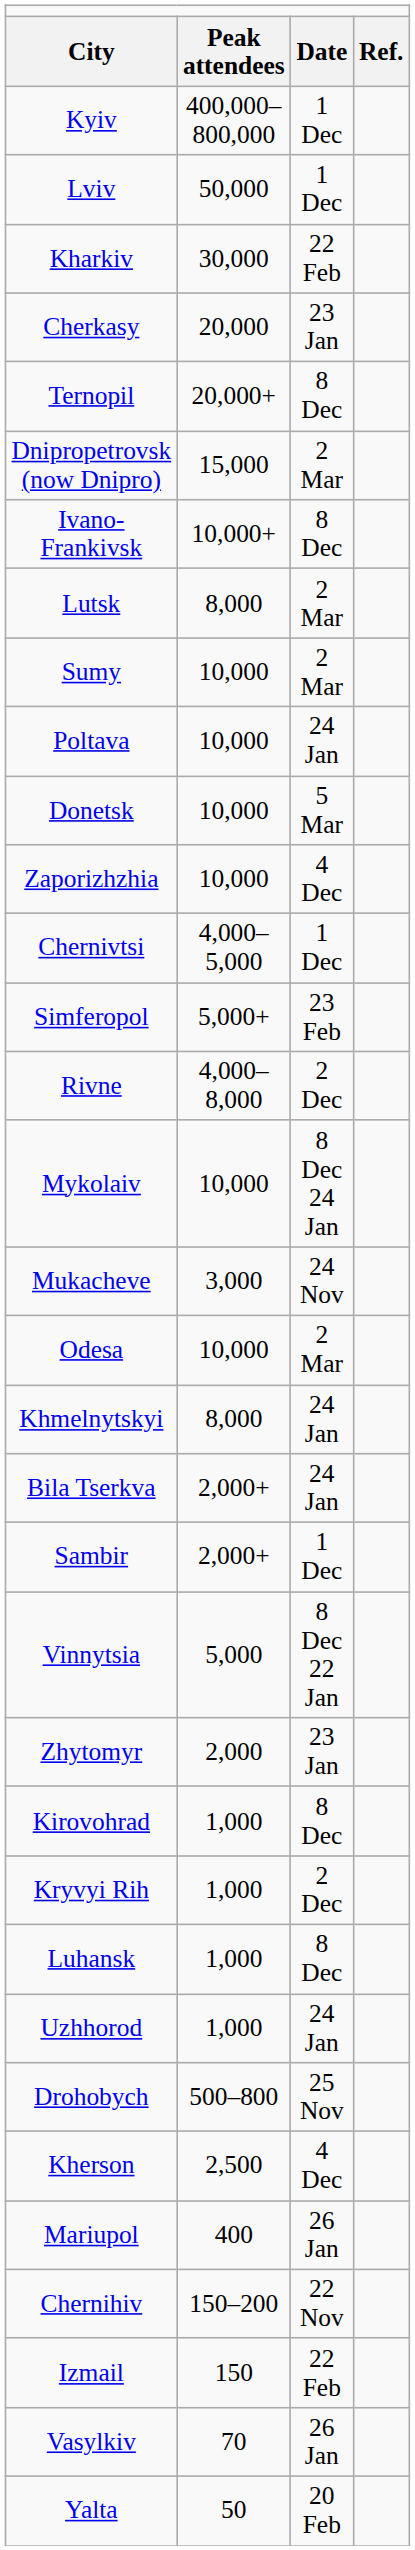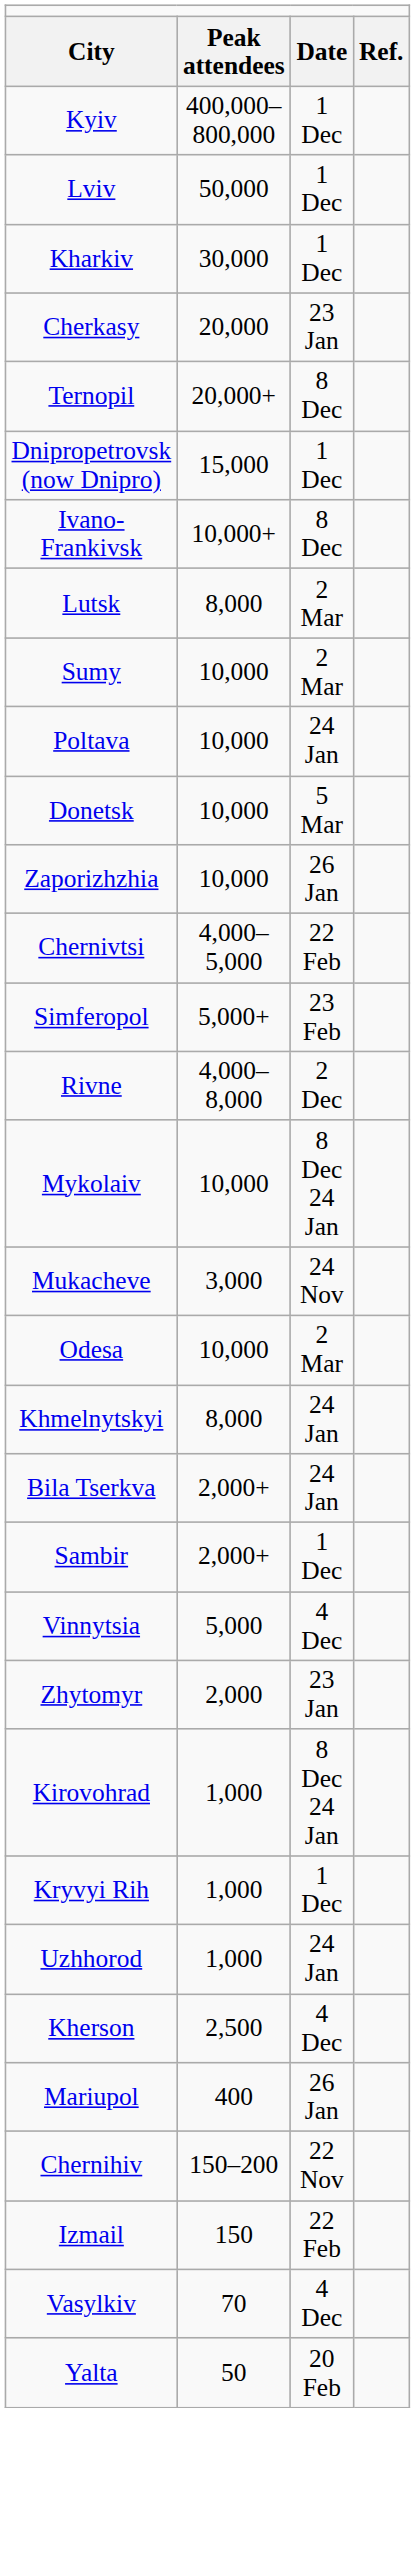(322, 258) 22 Feb -> (322, 258) 1 Dec
(322, 464) 2 Mar -> (322, 464) 1 Dec
(322, 878) 4 Dec -> (322, 878) 26 Jan
(322, 947) 1 Dec -> (322, 947) 22 Feb
(322, 1654) 8 Dec 22 Jan -> (322, 1625) 4 Dec
(322, 1820) 8 Dec -> (322, 1792) 8 Dec 24 Jan
(322, 1889) 2 Dec -> (322, 1889) 1 Dec
- row: (91, 1958)
- row: (91, 2096)
(322, 2441) 26 Jan -> (322, 2303) 4 Dec
